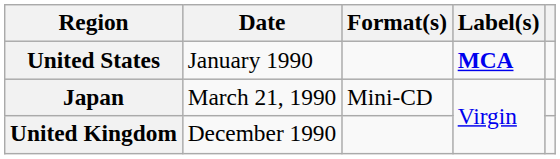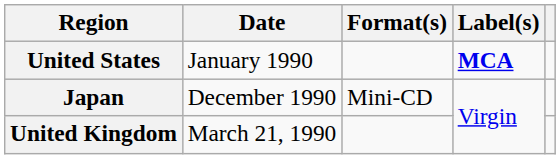(262, 97) March 21, 1990 -> (262, 97) December 1990
(262, 134) December 1990 -> (262, 134) March 21, 1990
